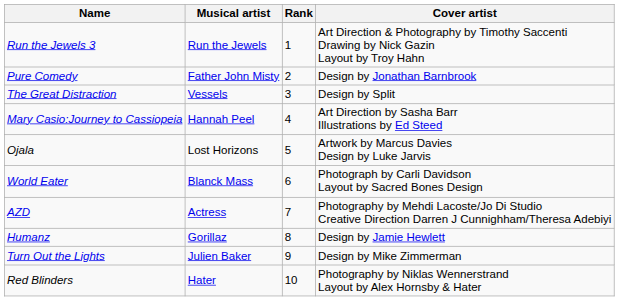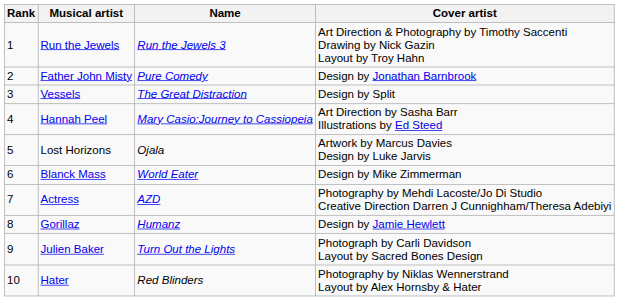columns swapped: (299, 13) <-> (95, 13)
(400, 181) Photograph by Carli Davidson Layout by Sacred Bones Design -> (390, 175) Design by Mike Zimmerman
(390, 255) Design by Mike Zimmerman -> (400, 249) Photograph by Carli Davidson Layout by Sacred Bones Design
